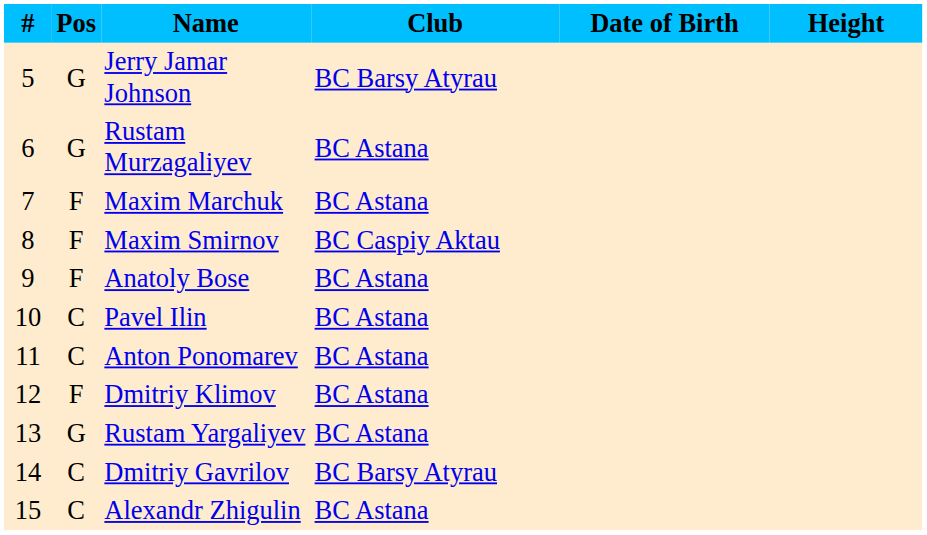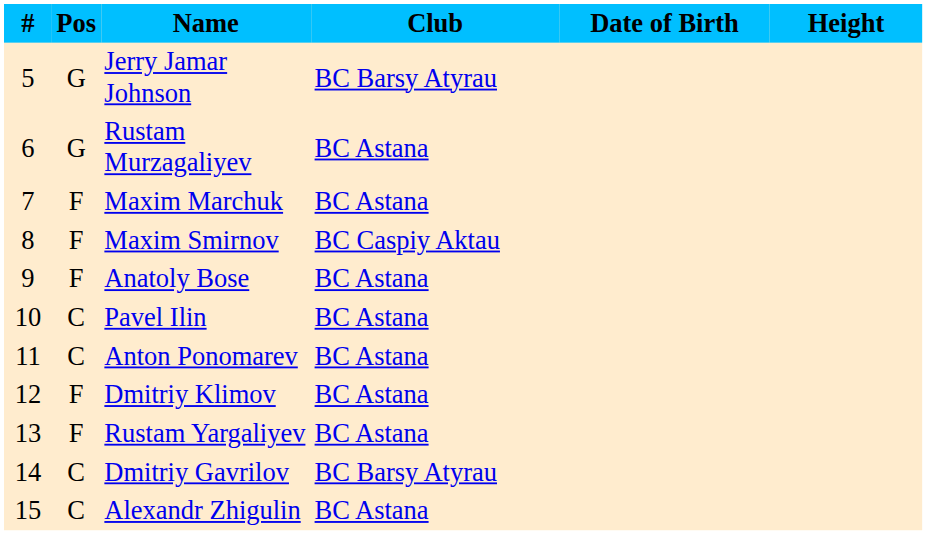(76, 433) G -> (76, 433) F
